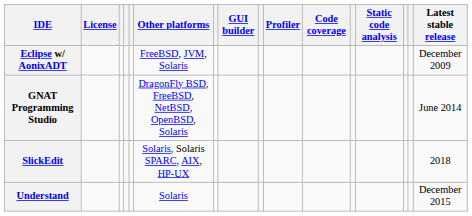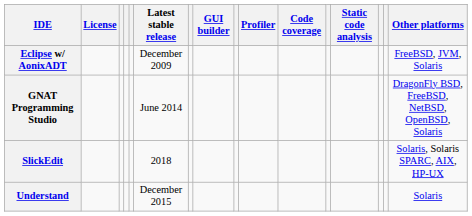columns swapped: (173, 24) <-> (440, 24)
